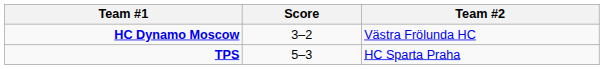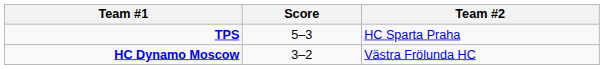rows swapped: (227, 54) <-> (177, 34)
